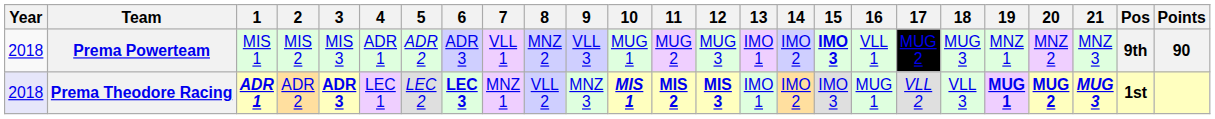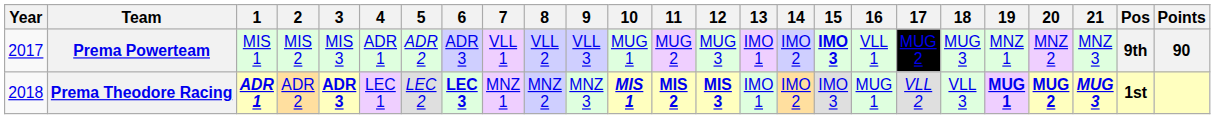(26, 50) 2018 -> (26, 50) 2017
(545, 50) MNZ 2 -> (545, 50) VLL 2
(26, 92) lavender background -> (26, 92) no background
(545, 92) VLL 2 -> (545, 92) MNZ 2
